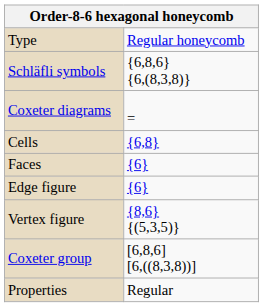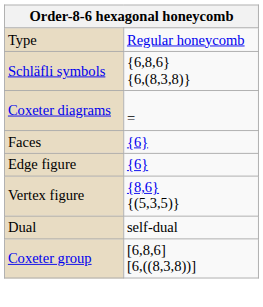- row: (23, 141)
+ row: (22, 227)
- row: (37, 289)
